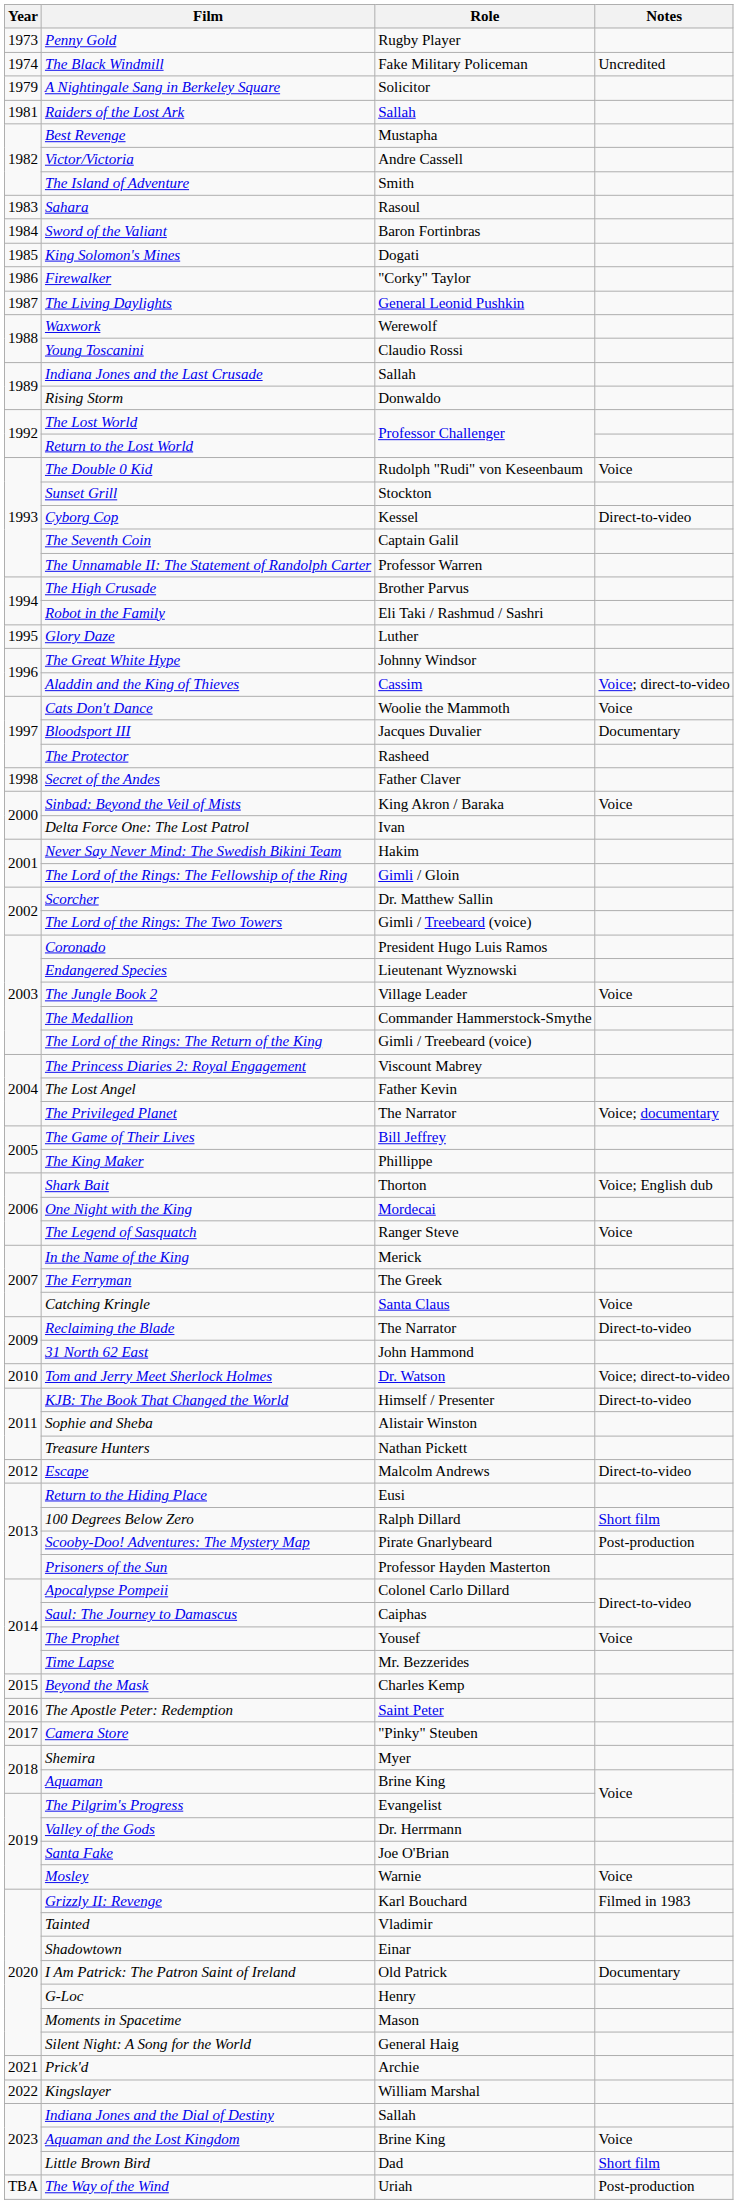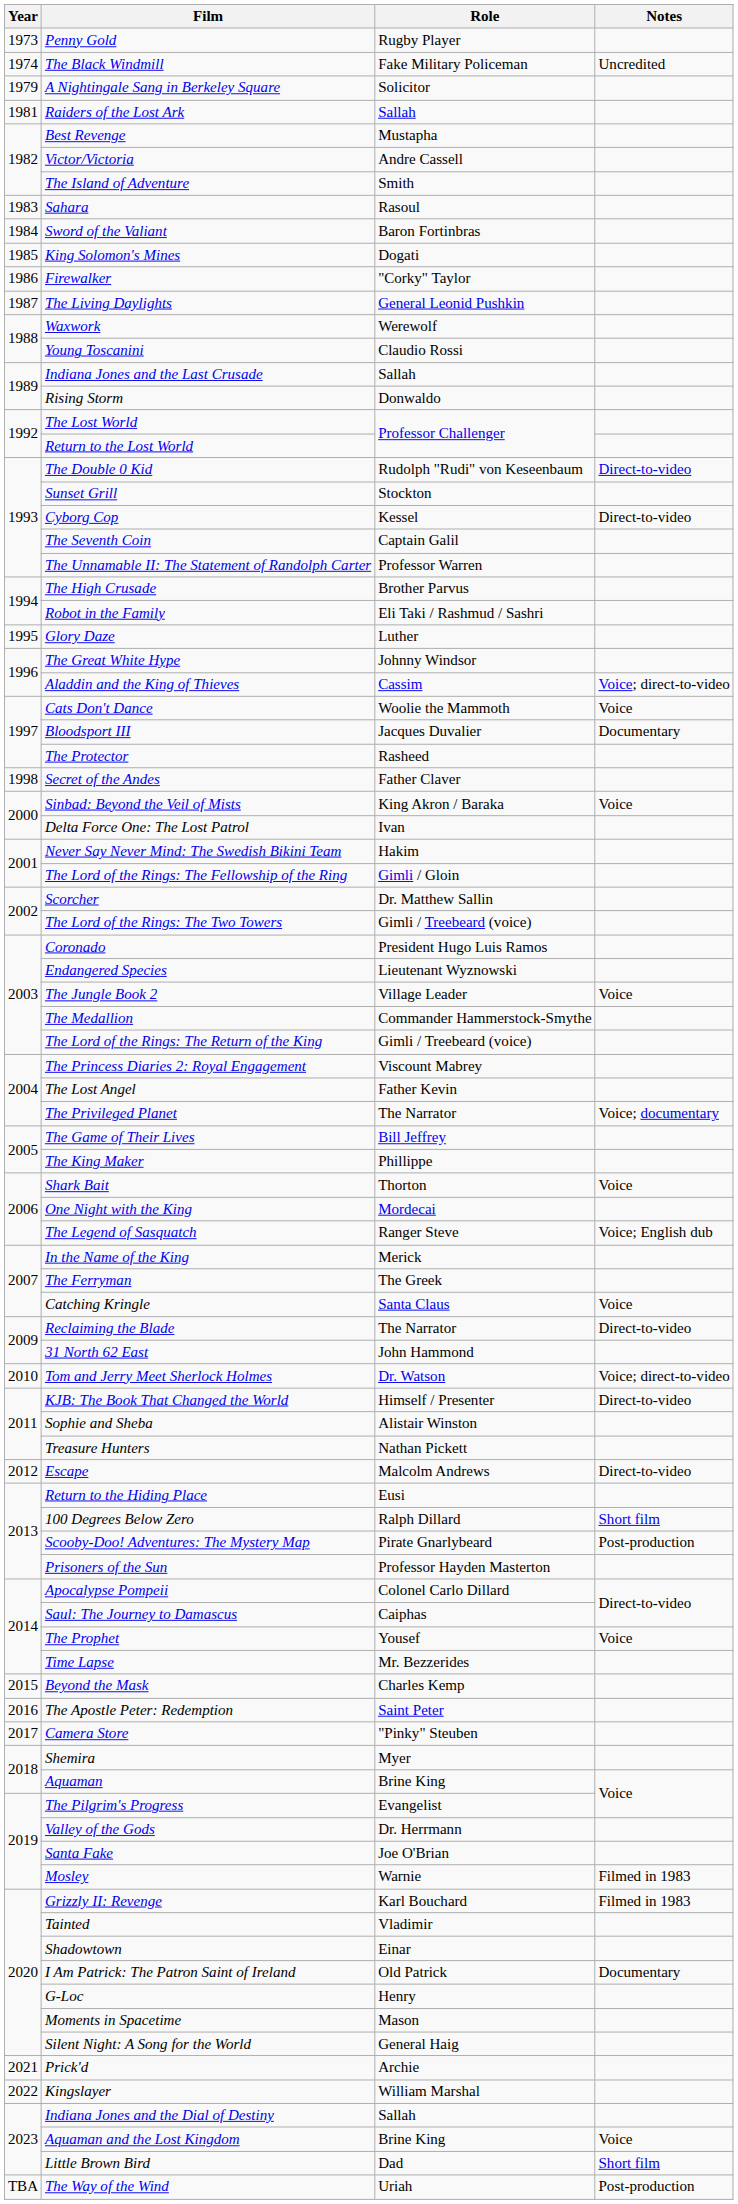(615, 469) Voice -> (645, 469) Direct-to-video
(656, 1185) Voice; English dub -> (615, 1185) Voice
(615, 1232) Voice -> (656, 1232) Voice; English dub
(615, 1876) Voice -> (644, 1876) Filmed in 1983
